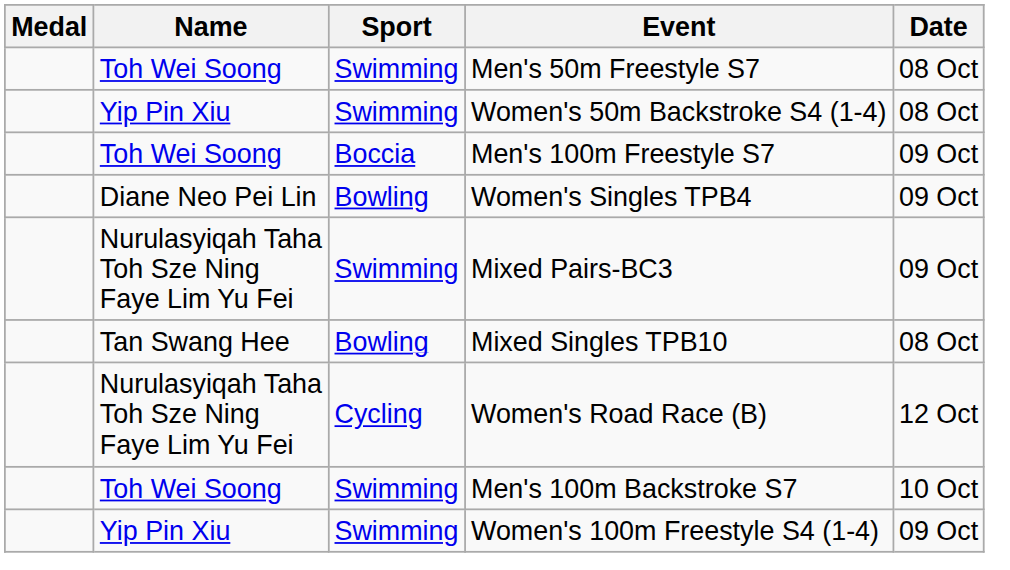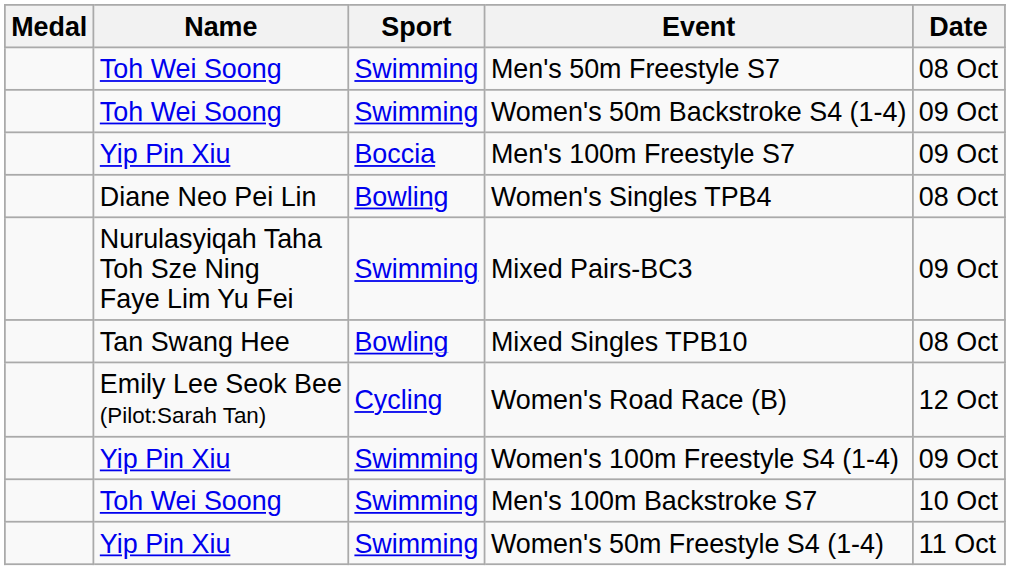(165, 112) Yip Pin Xiu -> (191, 112) Toh Wei Soong
(939, 112) 08 Oct -> (958, 112) 09 Oct
(191, 154) Toh Wei Soong -> (165, 154) Yip Pin Xiu
(939, 197) 09 Oct -> (958, 197) 08 Oct
(211, 415) Nurulasyiqah Taha Toh Sze Ning Faye Lim Yu Fei -> (221, 400) Emily Lee Seok Bee (Pilot:Sarah Tan)
rows swapped: (675, 530) <-> (634, 487)
+ row: (687, 543)
